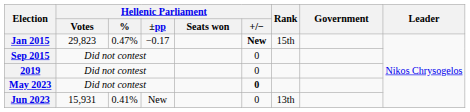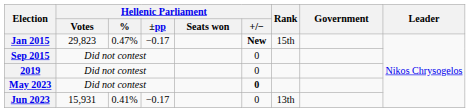(158, 100) New -> (158, 100) −0.17
